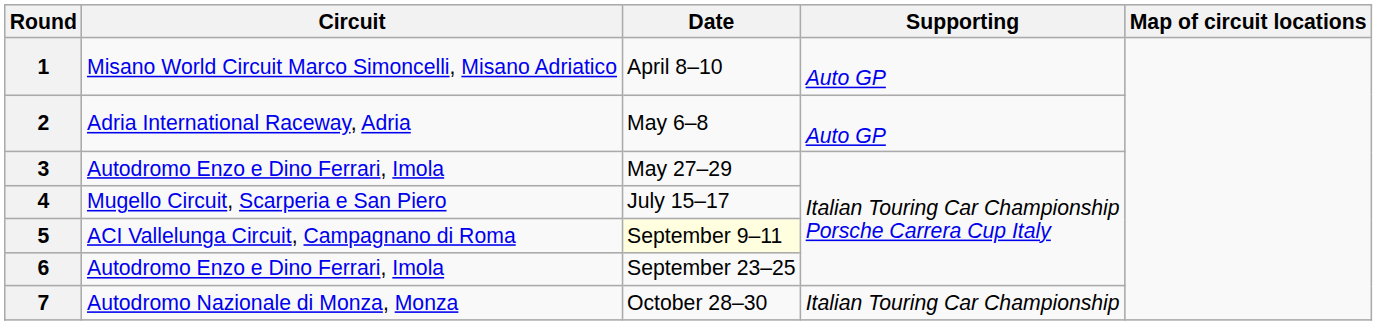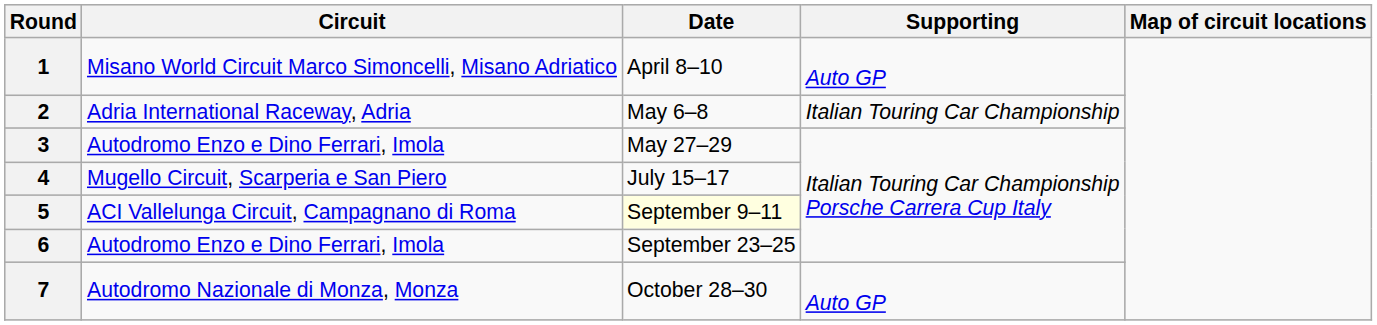(846, 135) Auto GP -> (963, 111) Italian Touring Car Championship
(963, 302) Italian Touring Car Championship -> (846, 302) Auto GP
